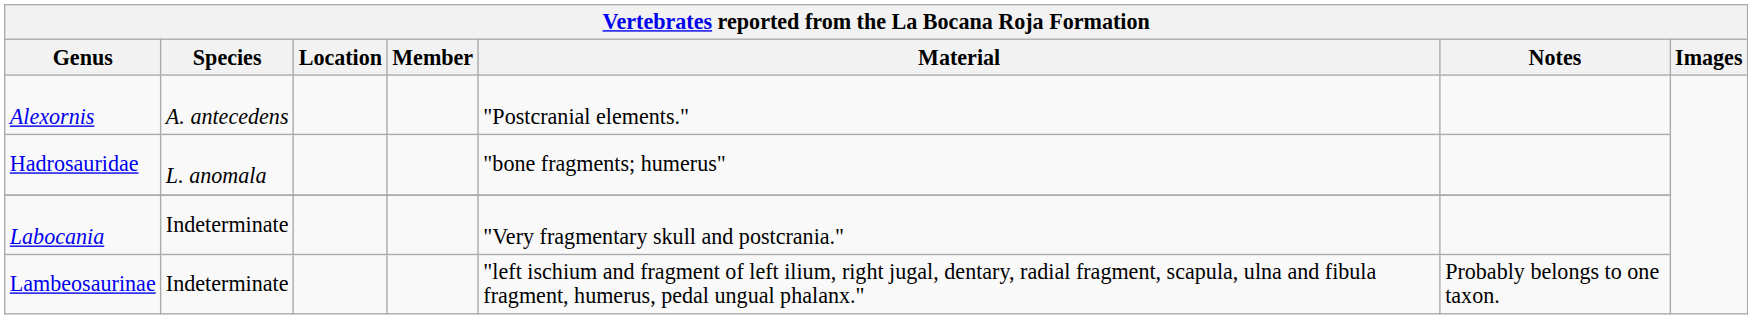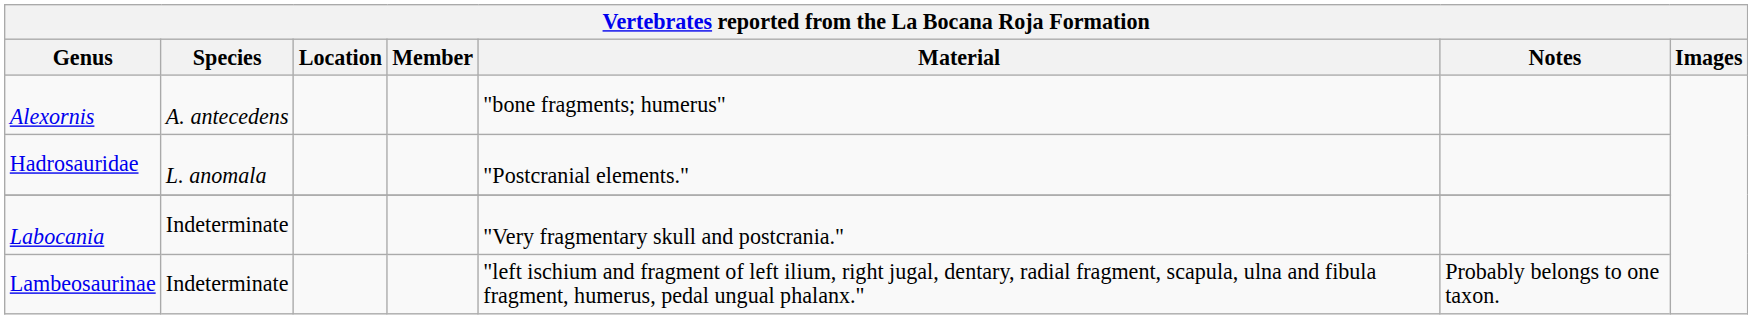(586, 116) "Postcranial elements." -> (605, 104) "bone fragments; humerus"
(605, 164) "bone fragments; humerus" -> (586, 176) "Postcranial elements."
